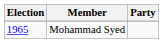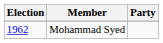(18, 30) 1965 -> (18, 30) 1962
